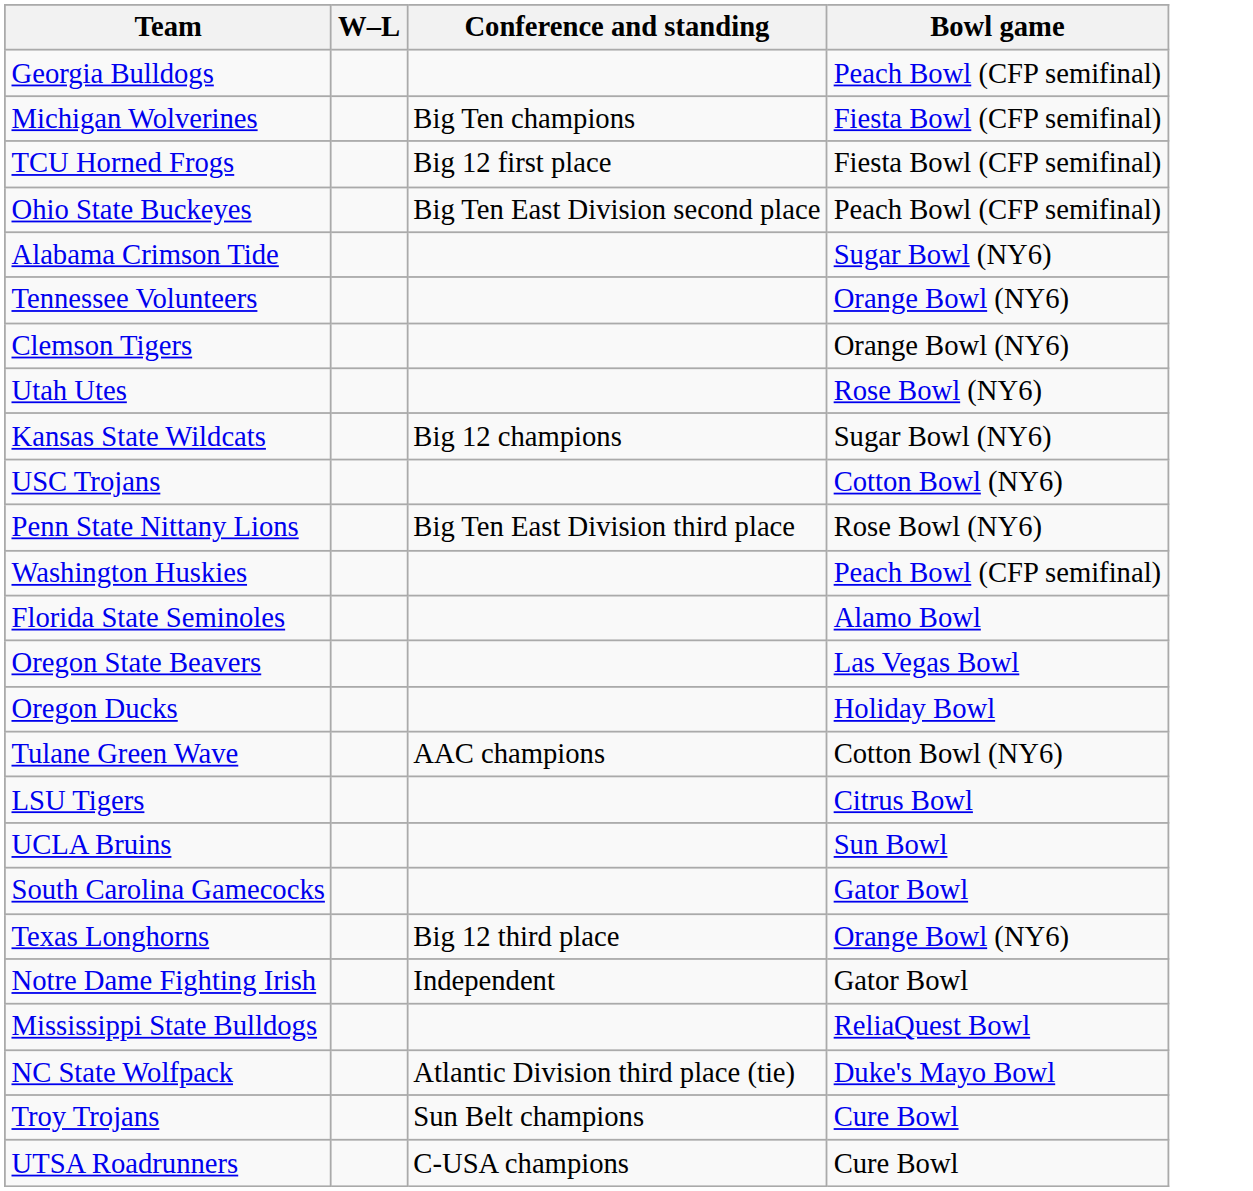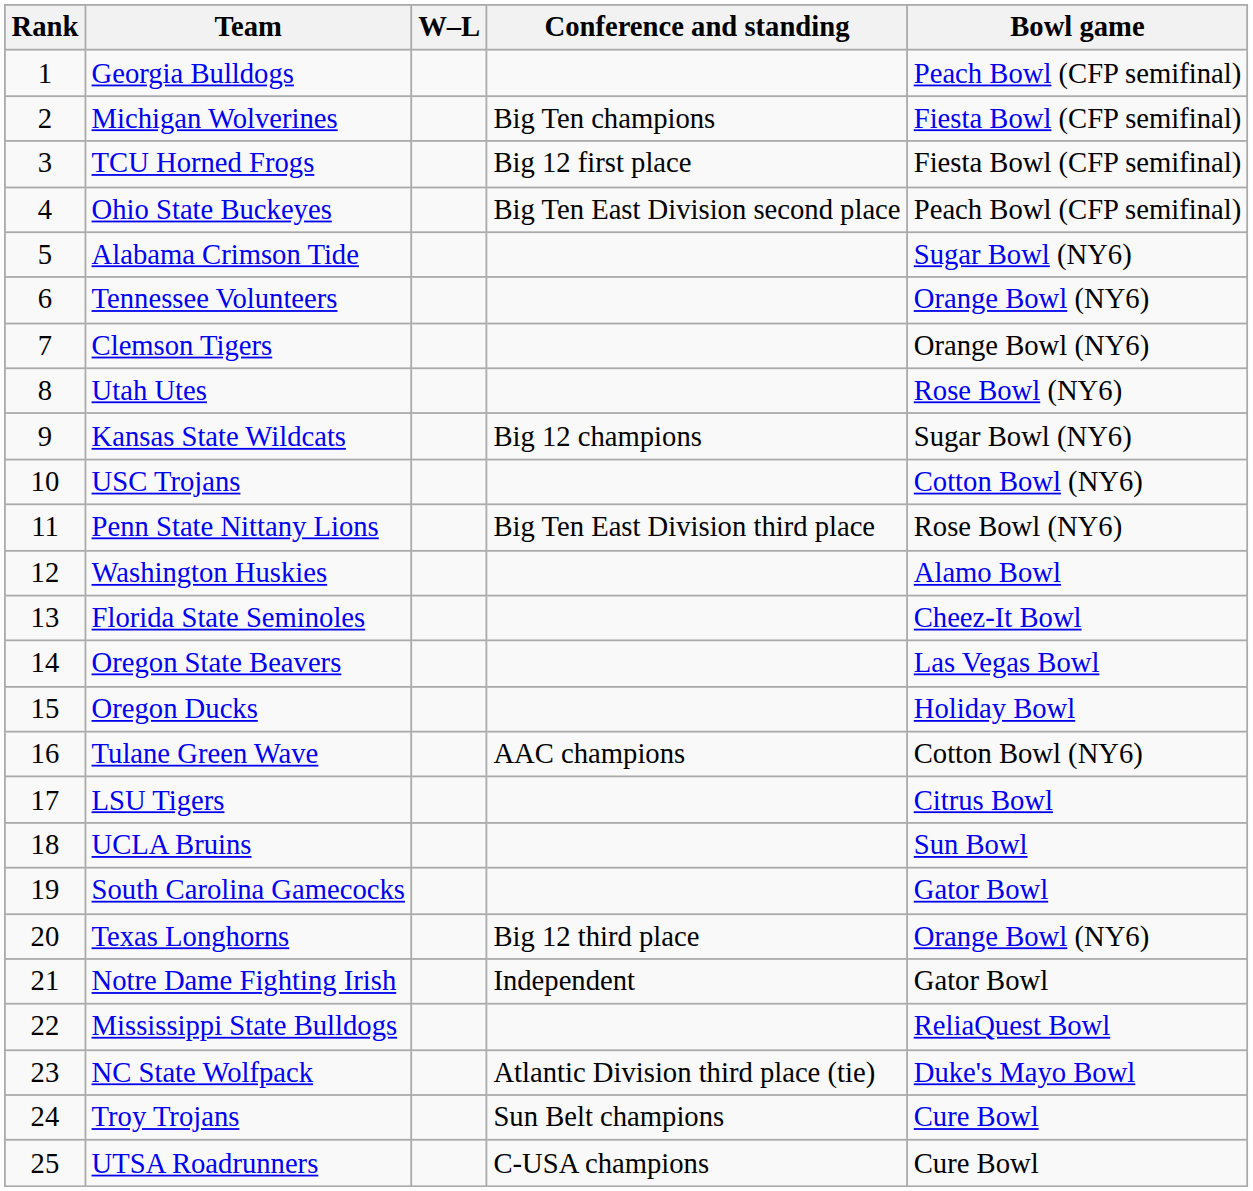+ column: (45, 27)
(997, 572) Peach Bowl (CFP semifinal) -> (987, 572) Alamo Bowl
(907, 617) Alamo Bowl -> (998, 617) Cheez-It Bowl
